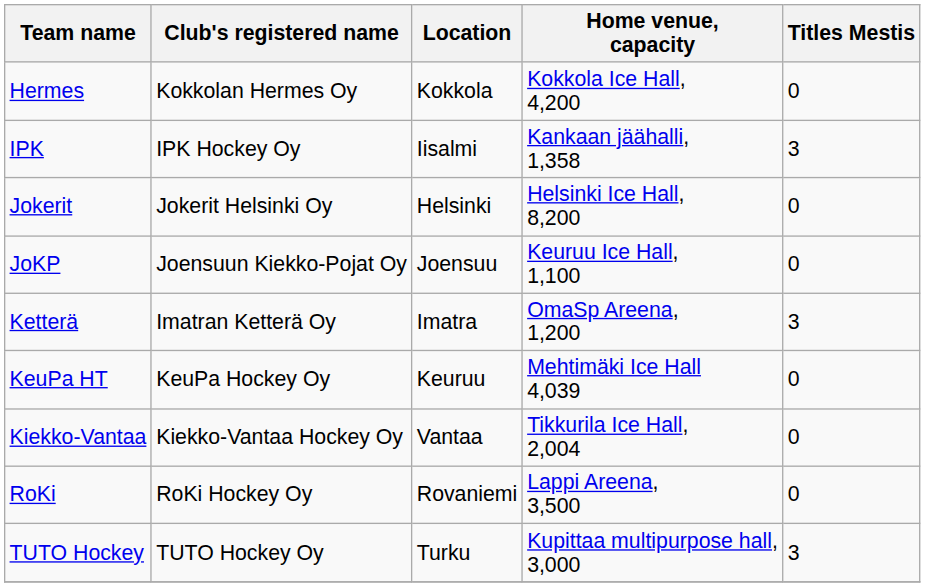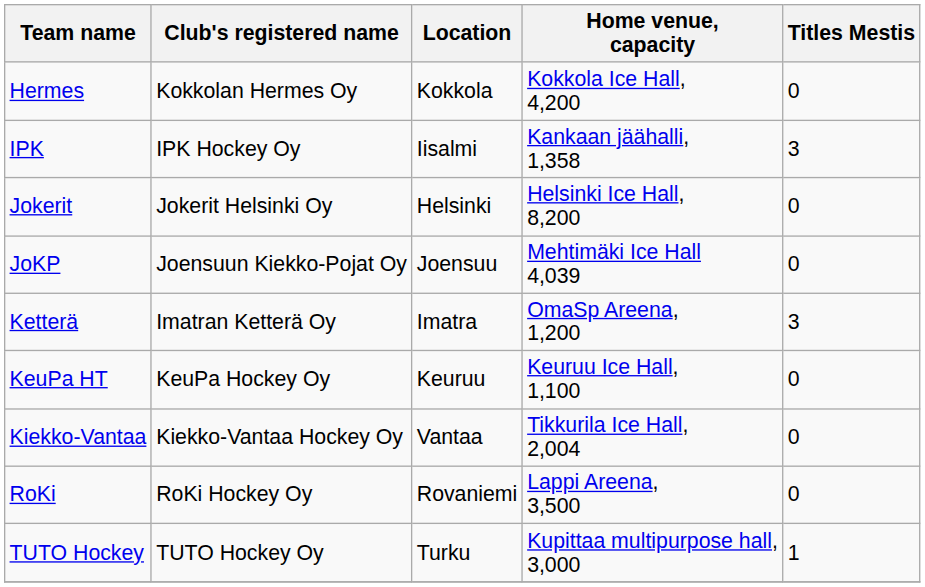(603, 264) Keuruu Ice Hall, 1,100 -> (614, 264) Mehtimäki Ice Hall 4,039
(614, 379) Mehtimäki Ice Hall 4,039 -> (603, 379) Keuruu Ice Hall, 1,100
(794, 552) 3 -> (794, 552) 1
